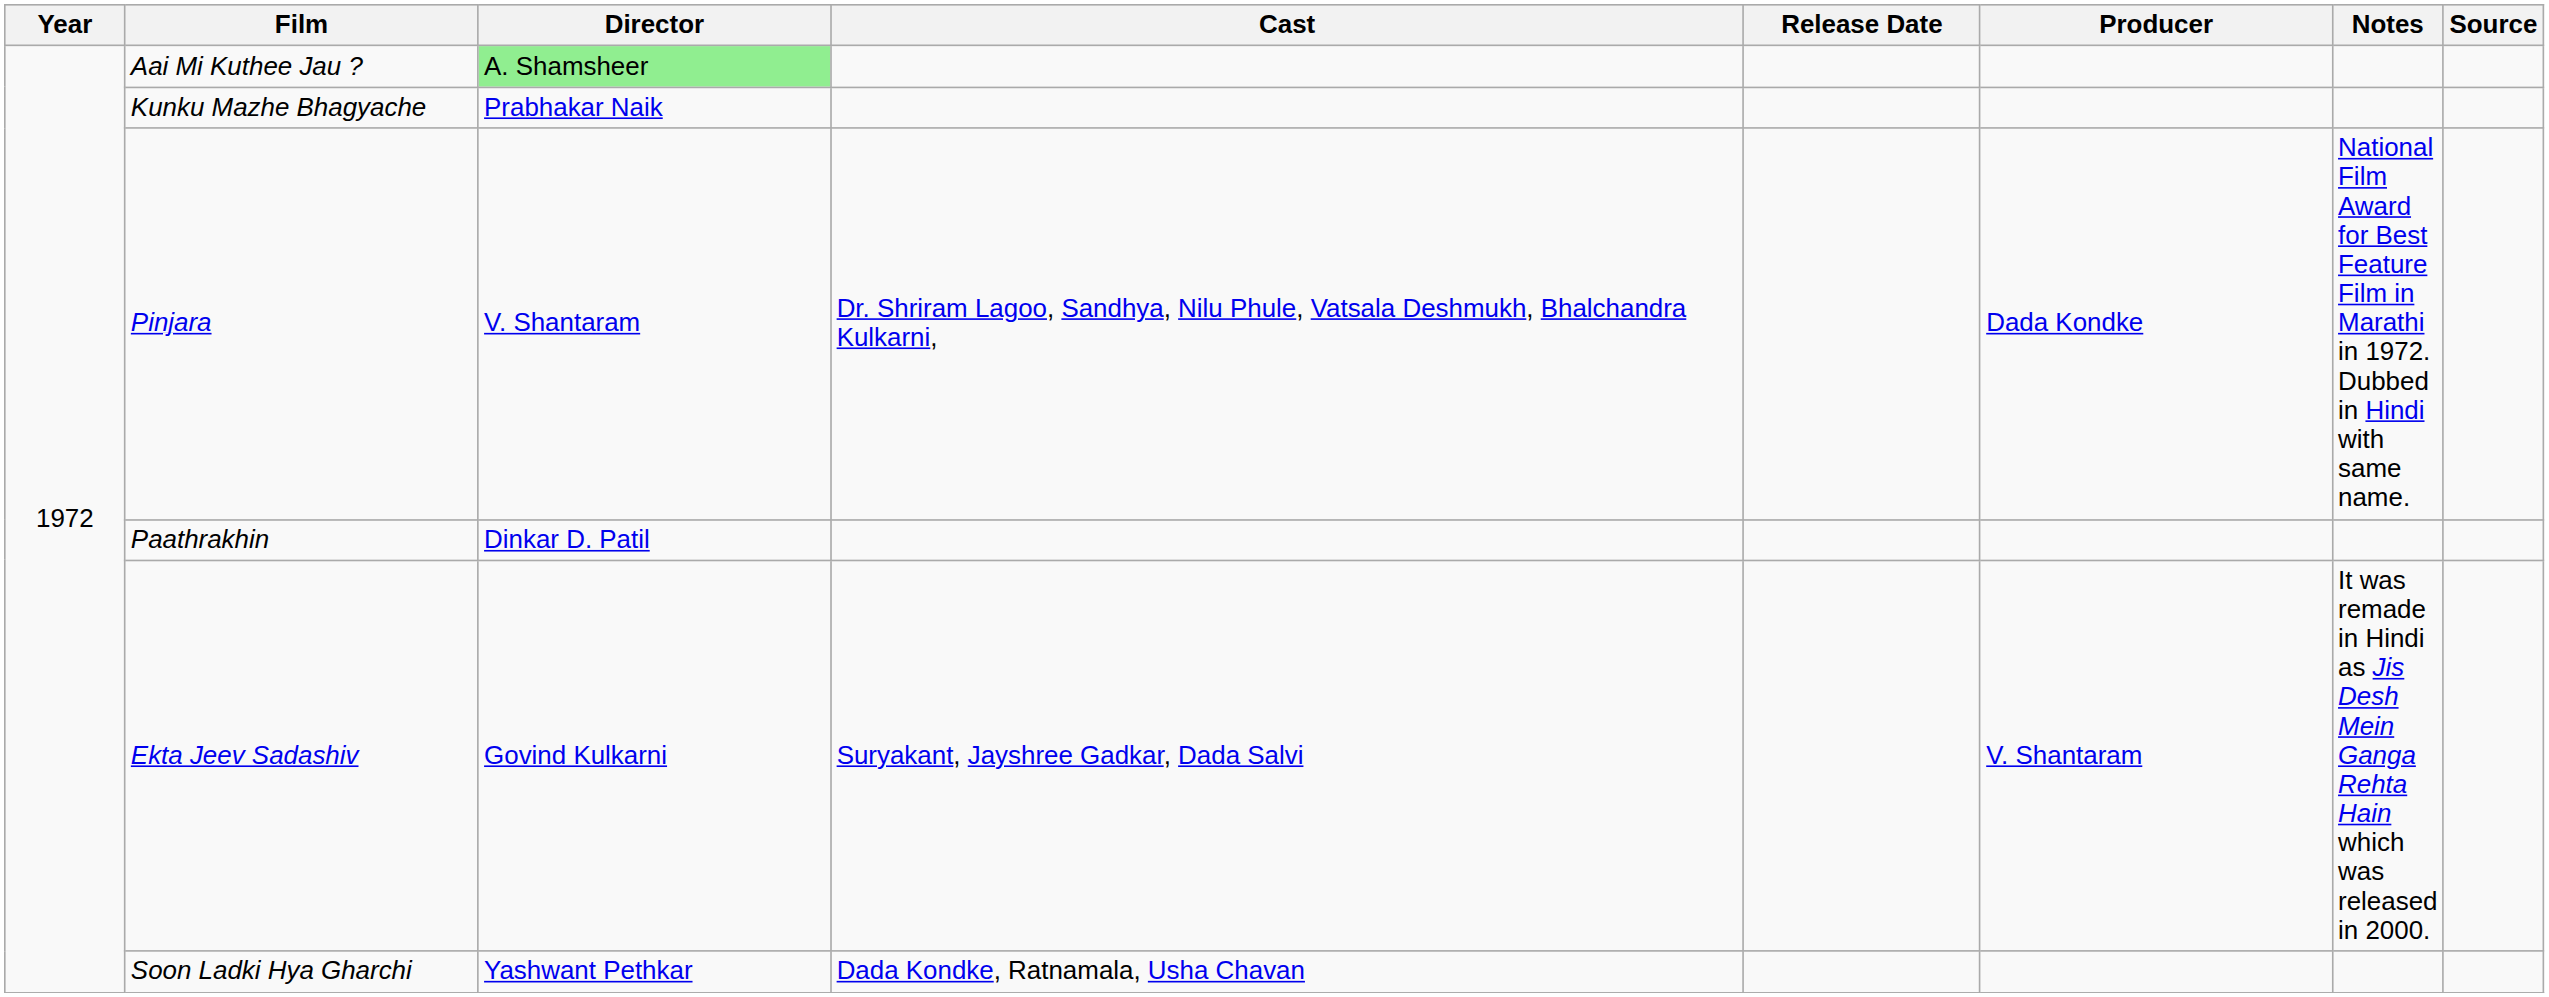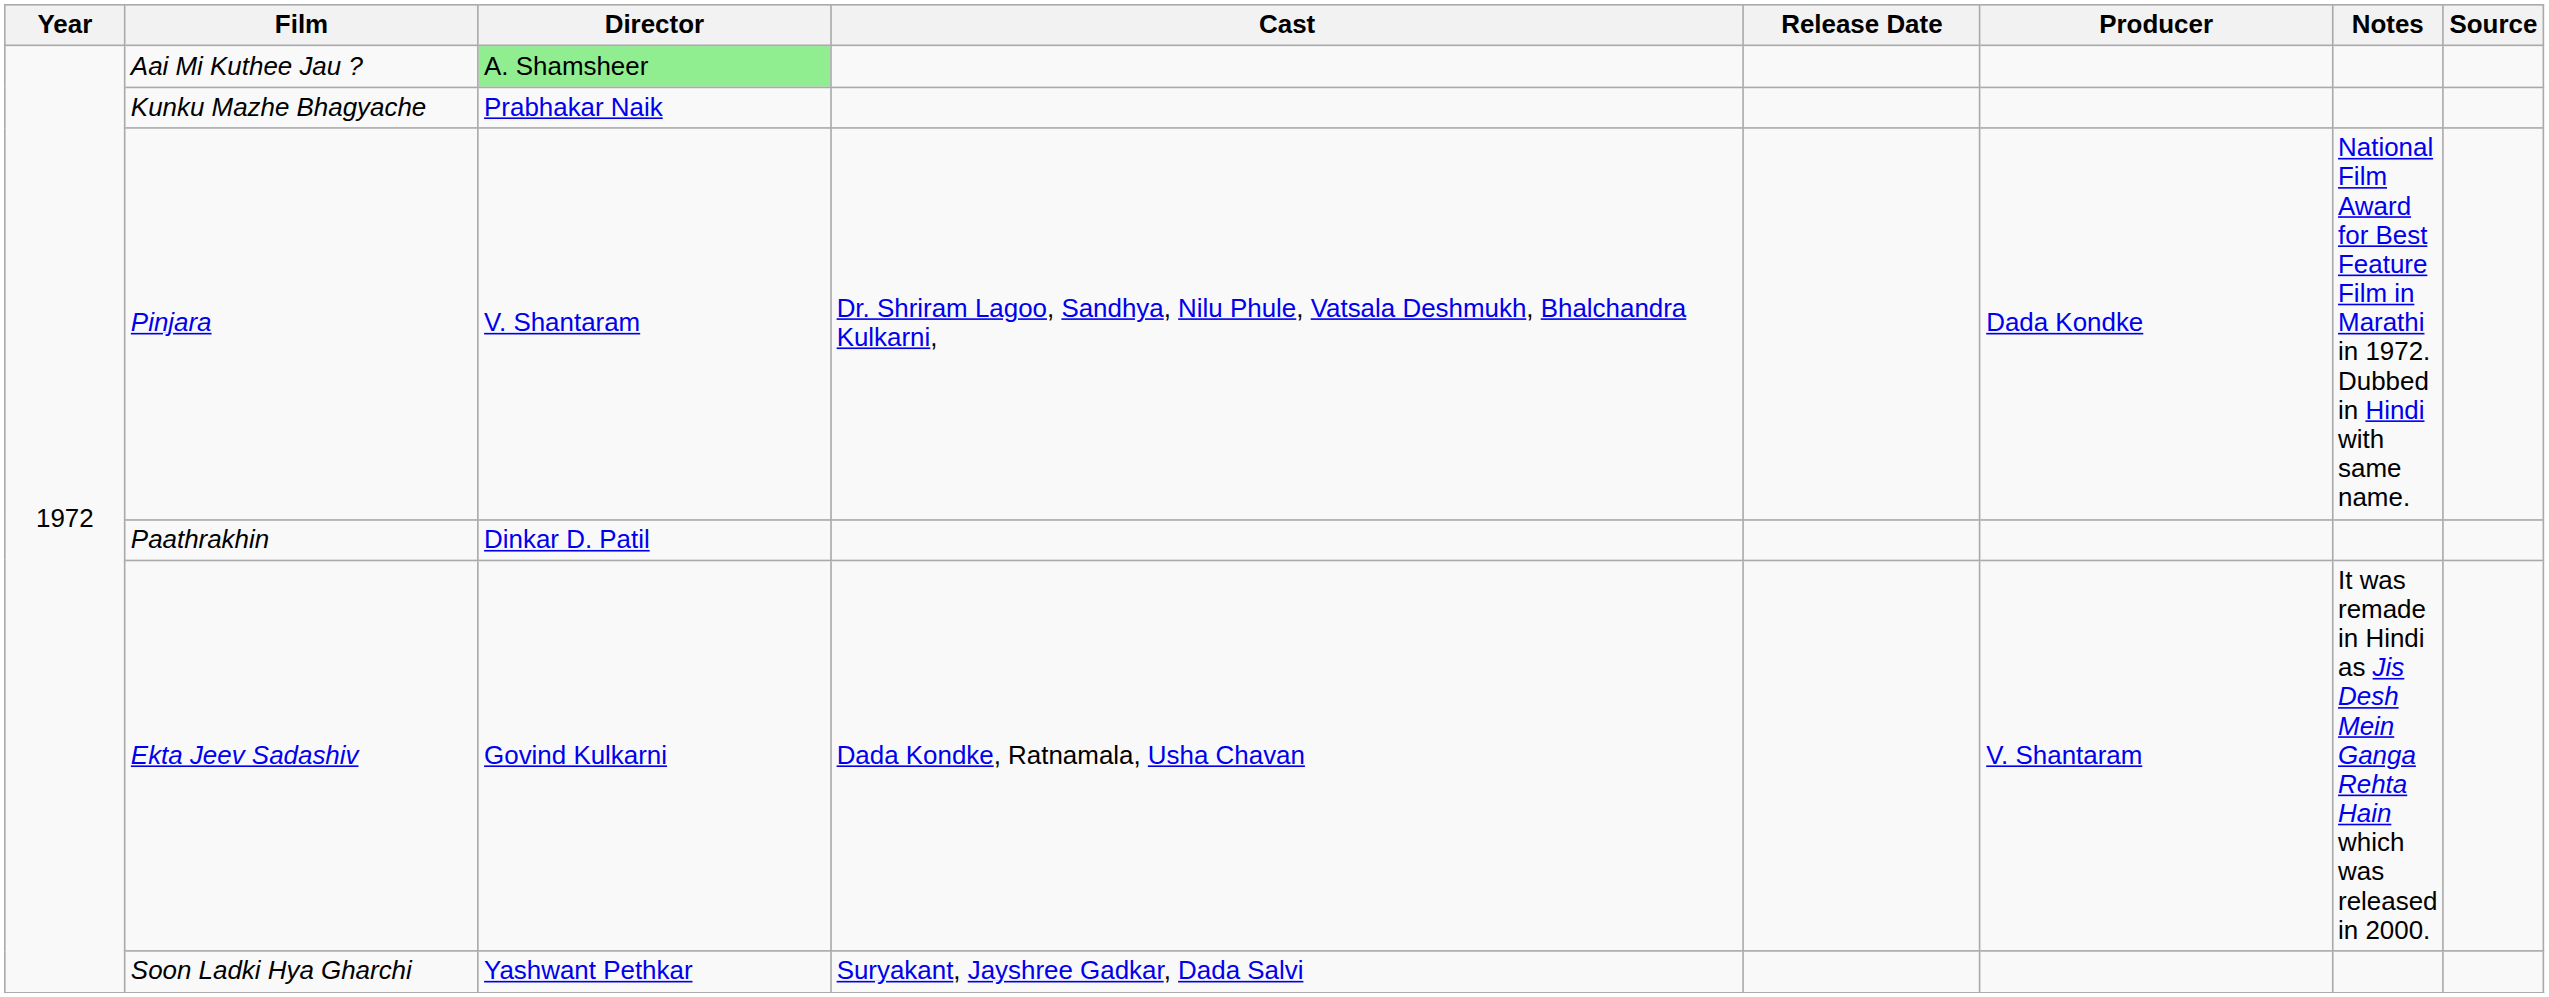(1070, 755) Suryakant, Jayshree Gadkar, Dada Salvi -> (1071, 755) Dada Kondke, Ratnamala, Usha Chavan
(1071, 971) Dada Kondke, Ratnamala, Usha Chavan -> (1070, 971) Suryakant, Jayshree Gadkar, Dada Salvi
